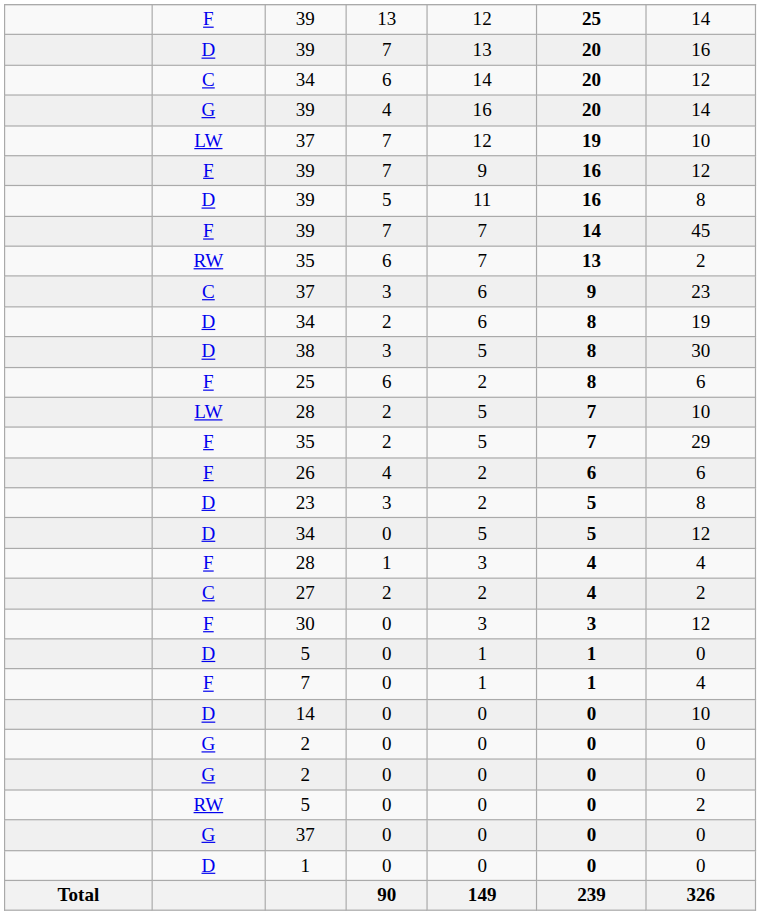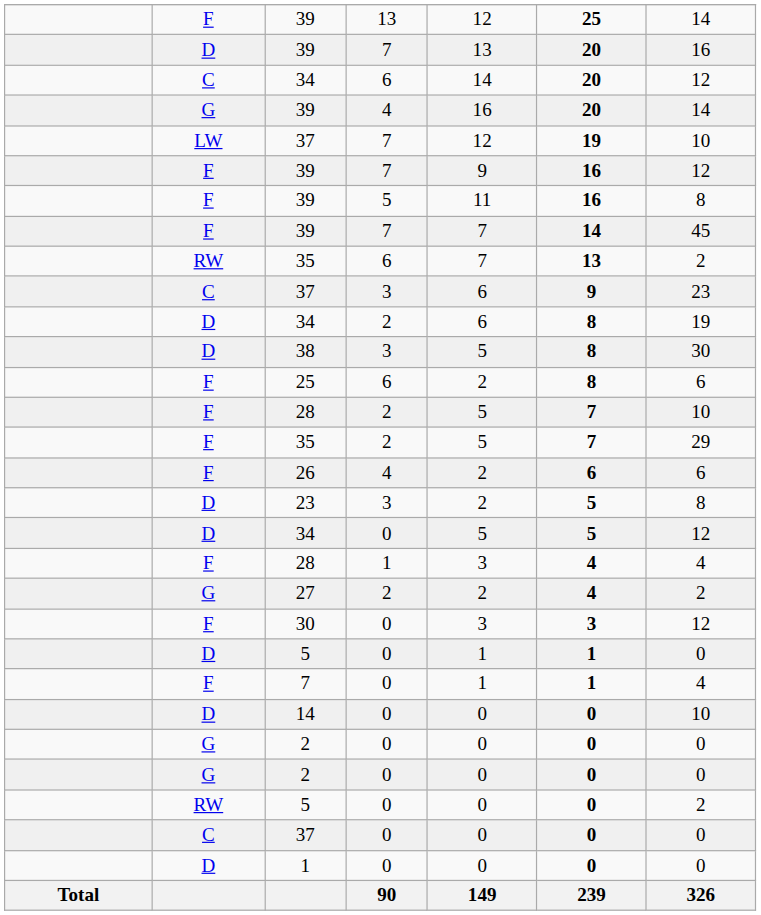(208, 200) D -> (208, 200) F
(208, 412) LW -> (208, 412) F
(208, 593) C -> (208, 593) G
(208, 834) G -> (208, 834) C
